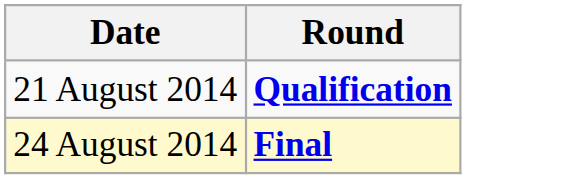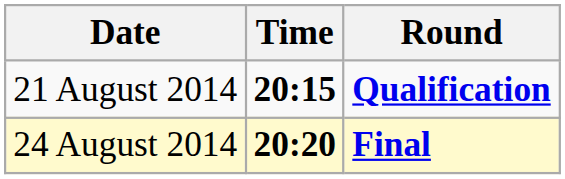+ column: (295, 32)
